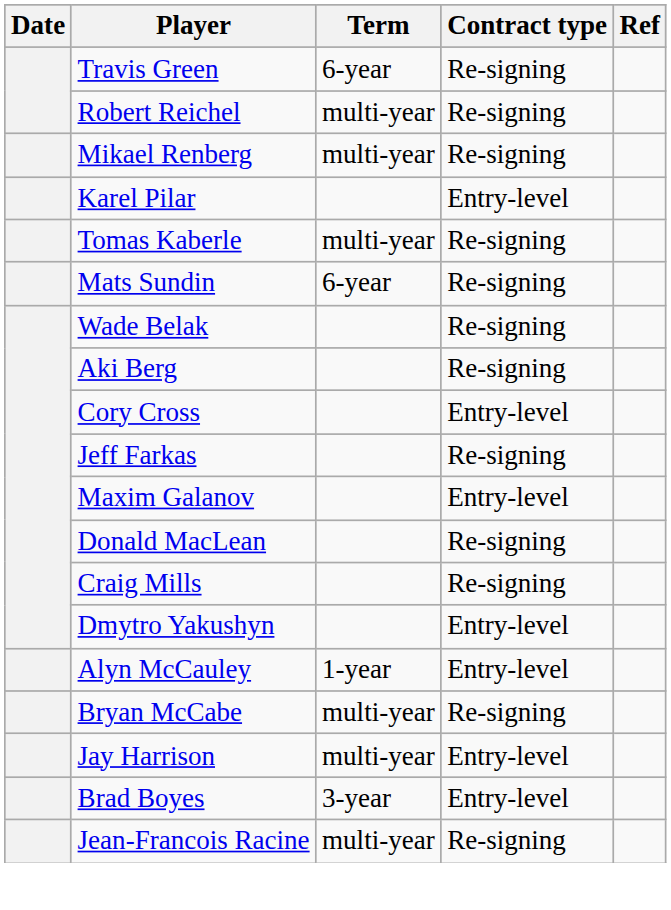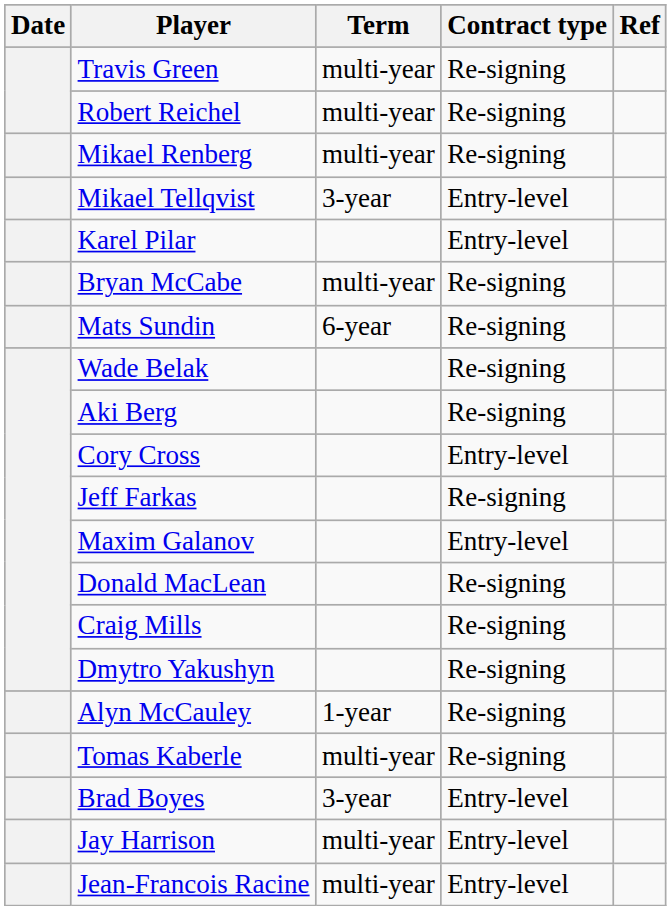(357, 68) 6-year -> (378, 68) multi-year
+ row: (166, 197)
rows swapped: (160, 712) <-> (160, 240)
(508, 626) Entry-level -> (506, 669) Re-signing
(508, 669) Entry-level -> (506, 712) Re-signing
rows swapped: (146, 754) <-> (141, 797)
(506, 840) Re-signing -> (508, 883) Entry-level
